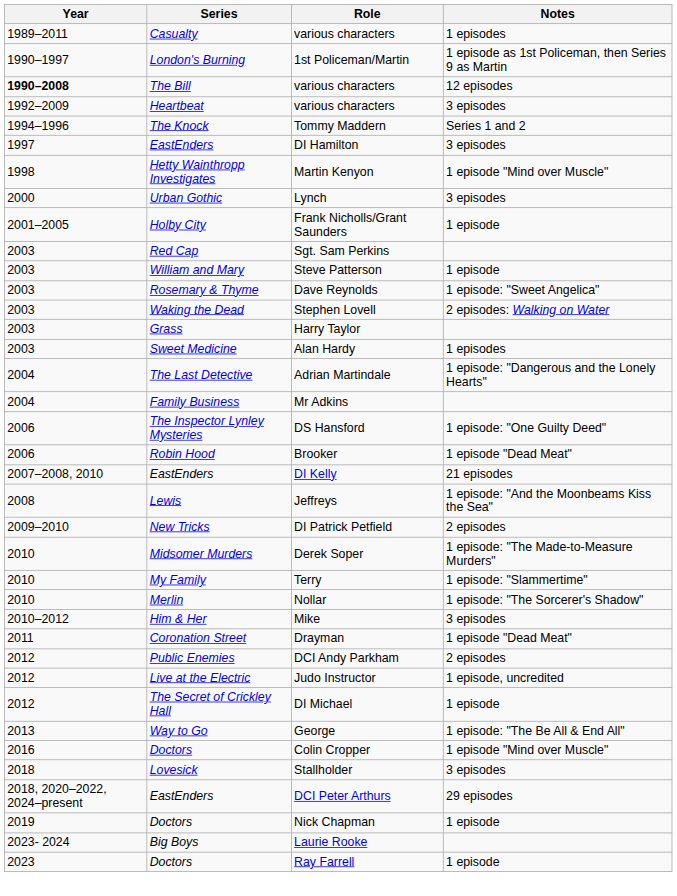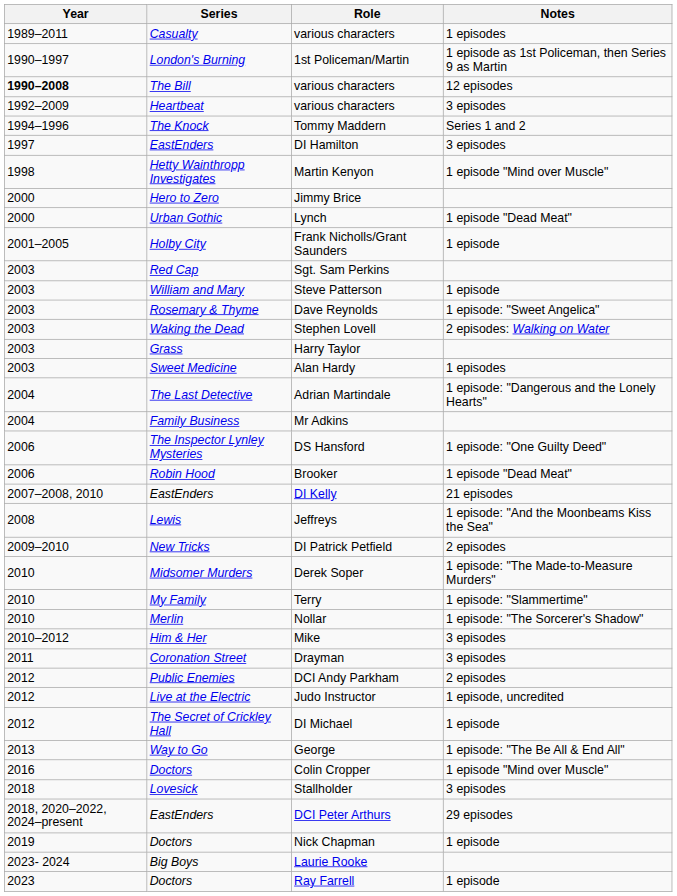+ row: (184, 198)
(476, 198) 3 episodes -> (509, 217) 1 episode "Dead Meat"
(509, 638) 1 episode "Dead Meat" -> (476, 658) 3 episodes
